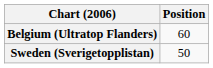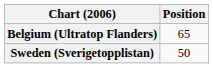(184, 33) 60 -> (184, 33) 65
